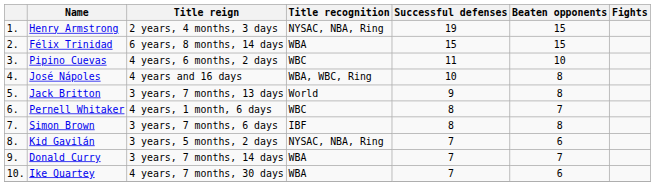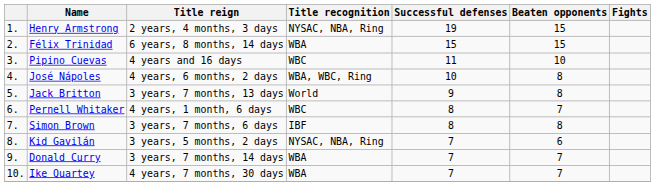(204, 61) 4 years, 6 months, 2 days -> (186, 61) 4 years and 16 days
(186, 77) 4 years and 16 days -> (204, 77) 4 years, 6 months, 2 days
(560, 173) 6 -> (560, 173) 7
